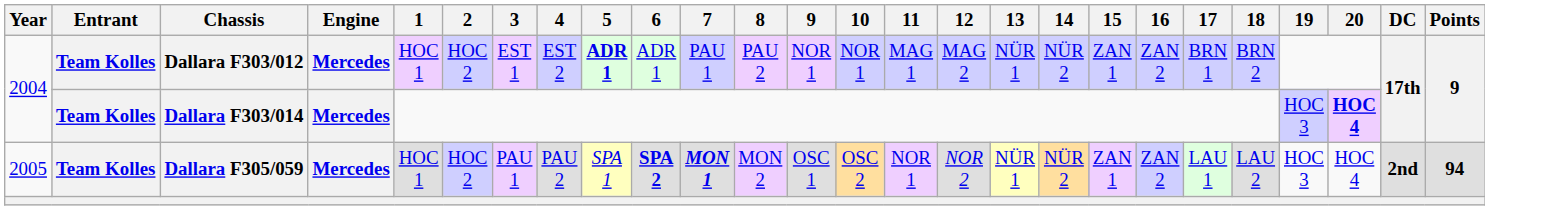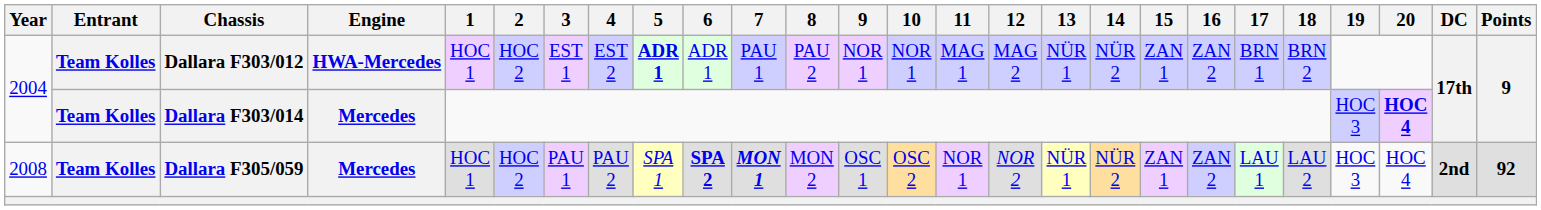(351, 61) Mercedes -> (377, 61) HWA-Mercedes
(28, 168) 2005 -> (28, 168) 2008
(1455, 168) 94 -> (1506, 168) 92
